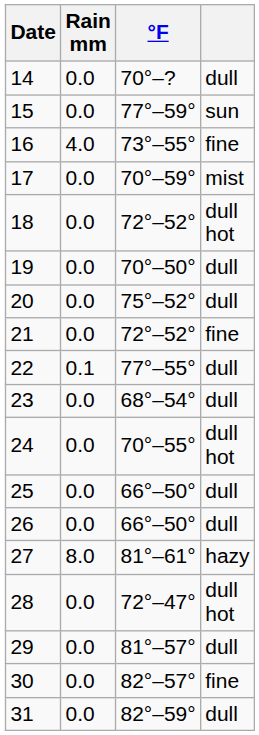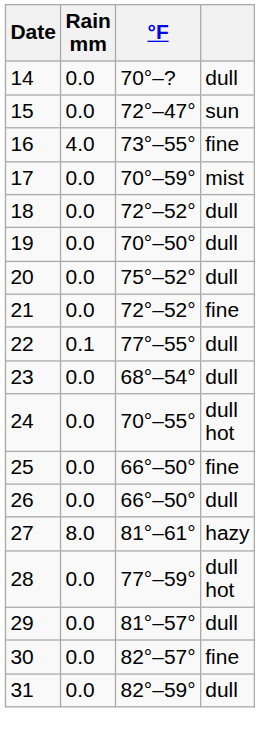(158, 111) 77°–59° -> (158, 111) 72°–47°
(222, 222) dull hot -> (222, 210) dull
(222, 490) dull -> (222, 467) fine
(158, 602) 72°–47° -> (158, 578) 77°–59°
